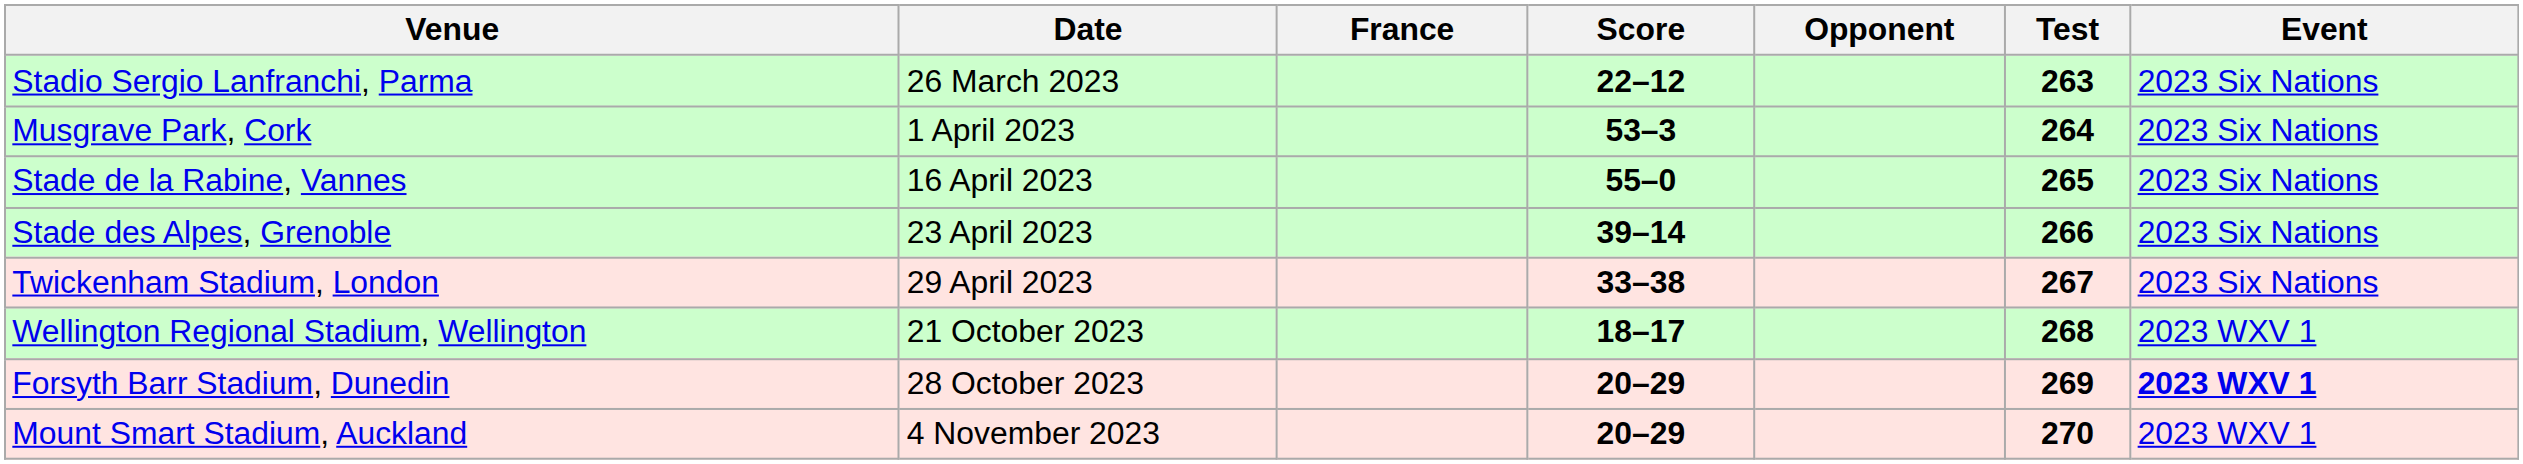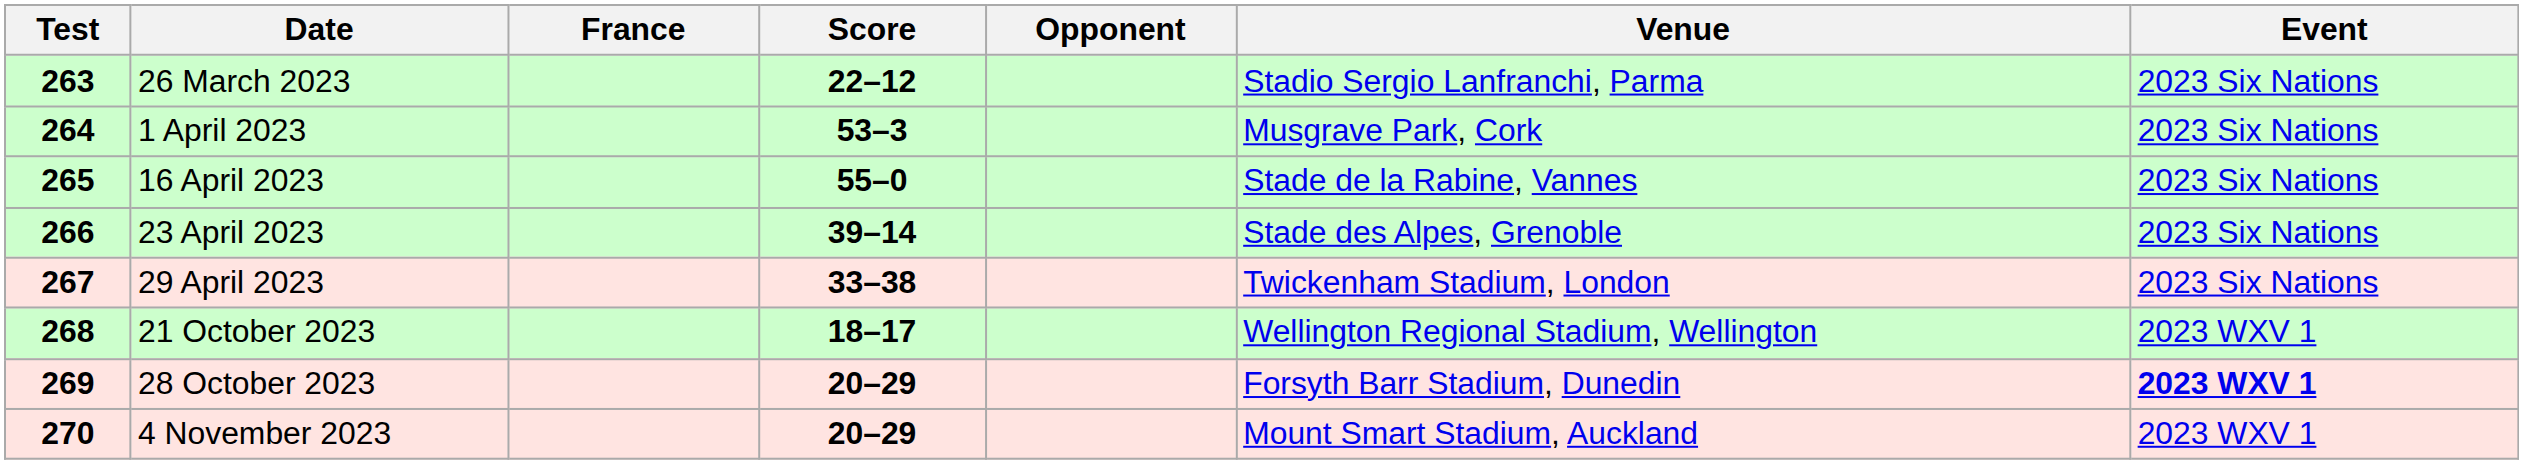columns swapped: (2067, 29) <-> (452, 29)
